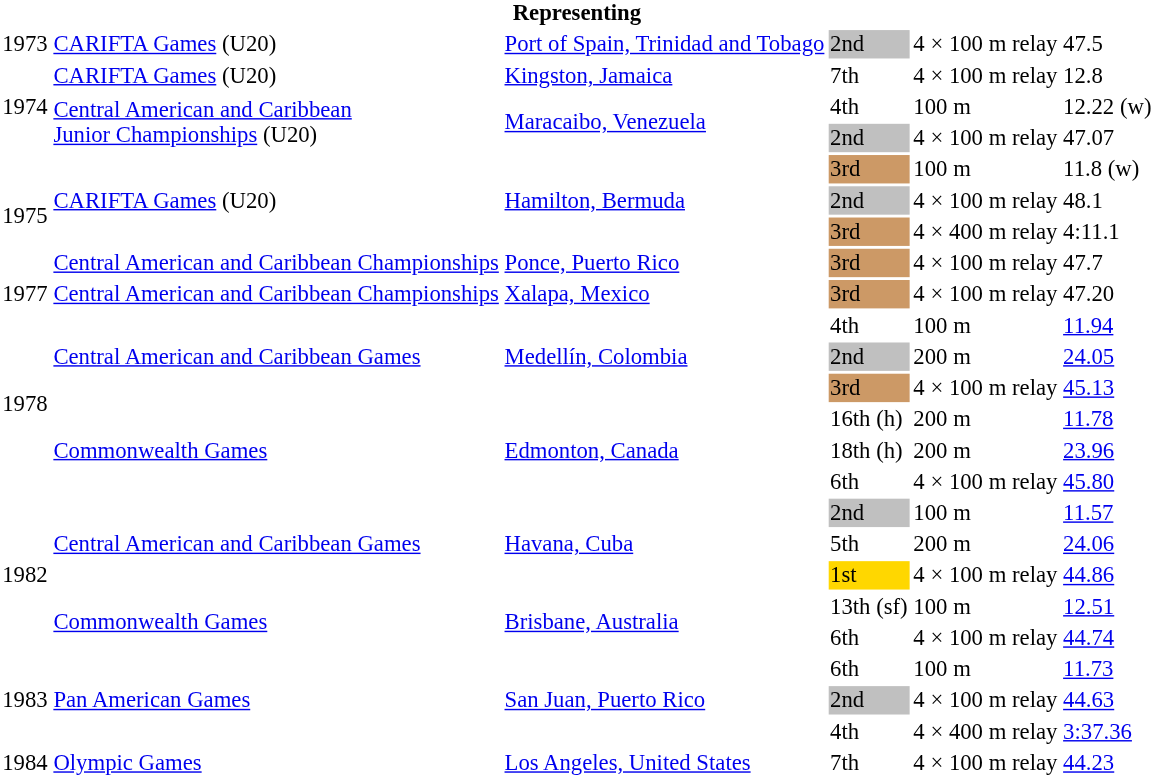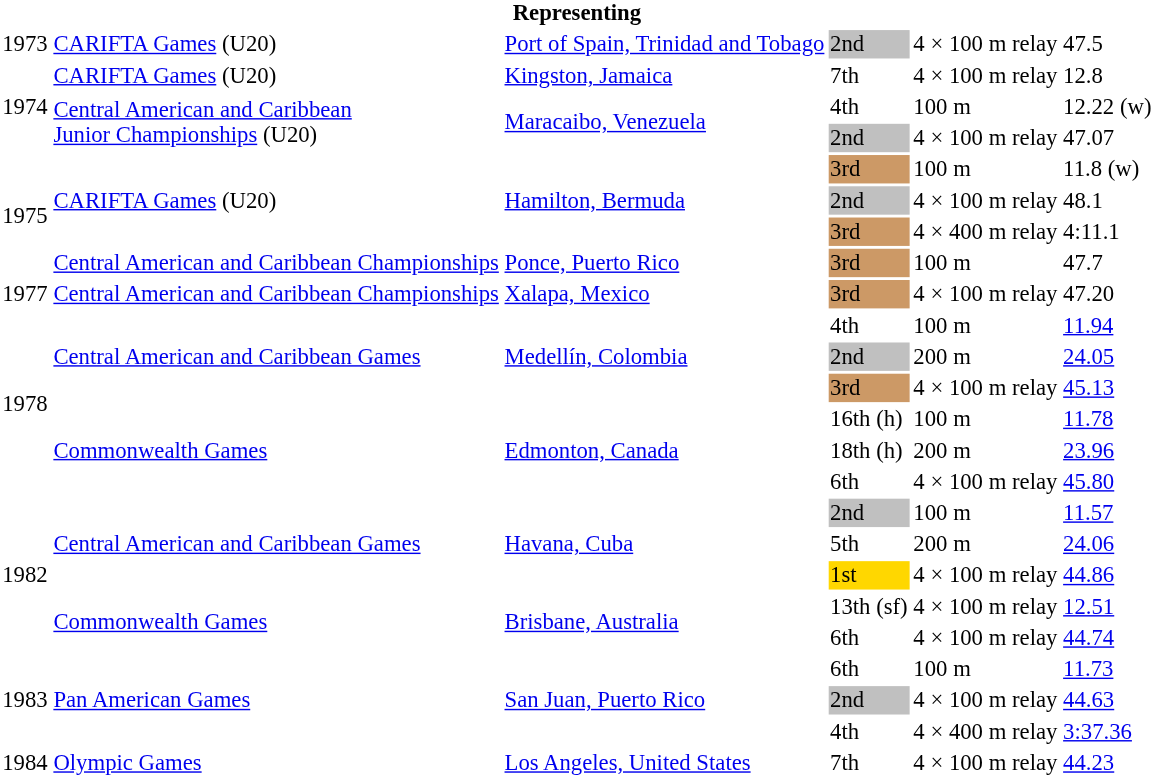(985, 262) 4 × 100 m relay -> (942, 262) 100 m
(942, 418) 200 m -> (942, 418) 100 m
(942, 606) 100 m -> (985, 606) 4 × 100 m relay
